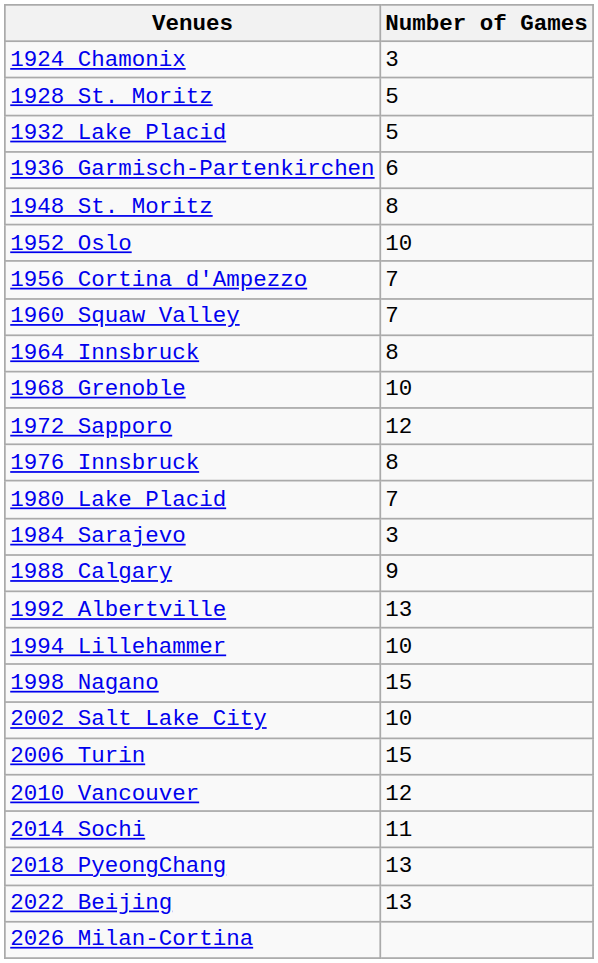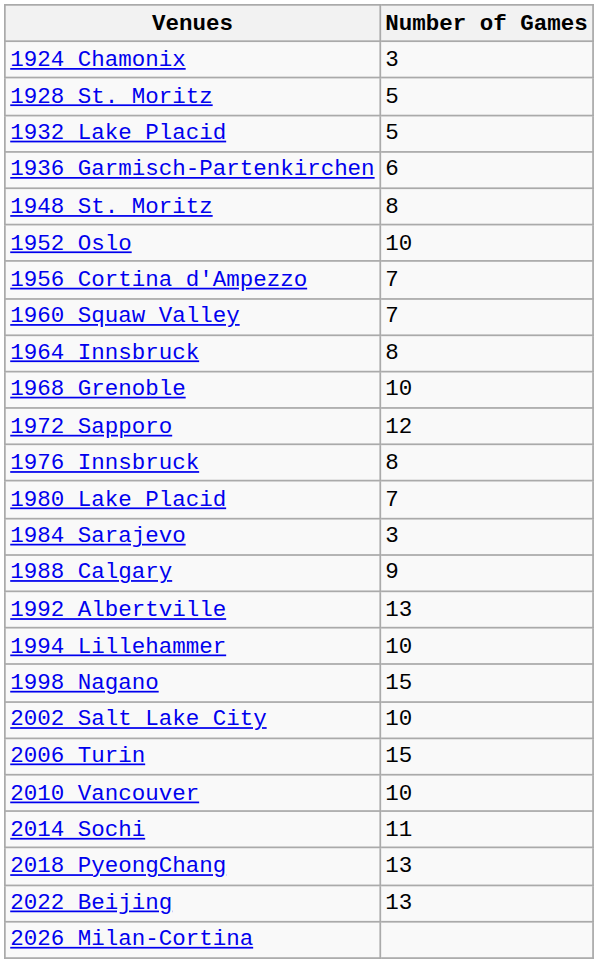(399, 793) 12 -> (399, 793) 10
